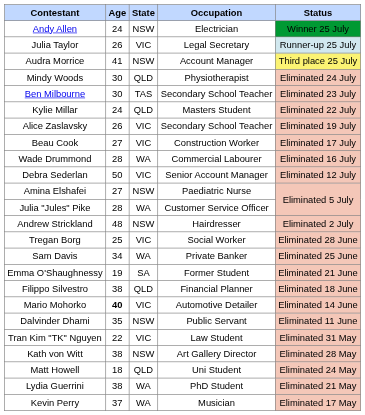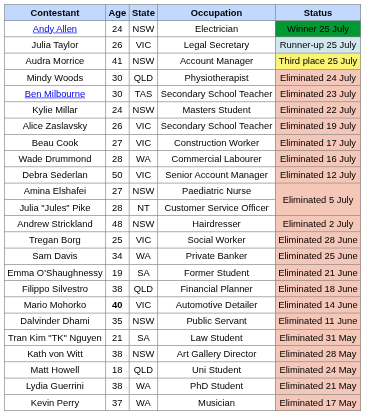(143, 110) QLD -> (143, 110) NSW
(143, 207) WA -> (143, 207) NT
(117, 337) 22 -> (117, 337) 21
(143, 337) VIC -> (143, 337) SA
